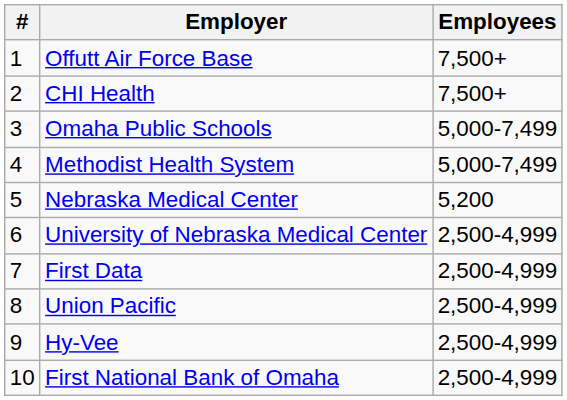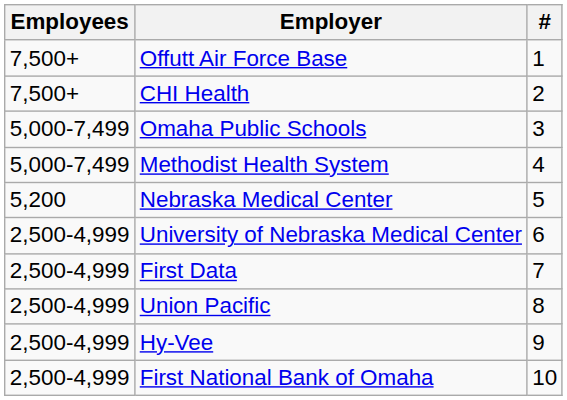columns swapped: (22, 22) <-> (497, 22)
